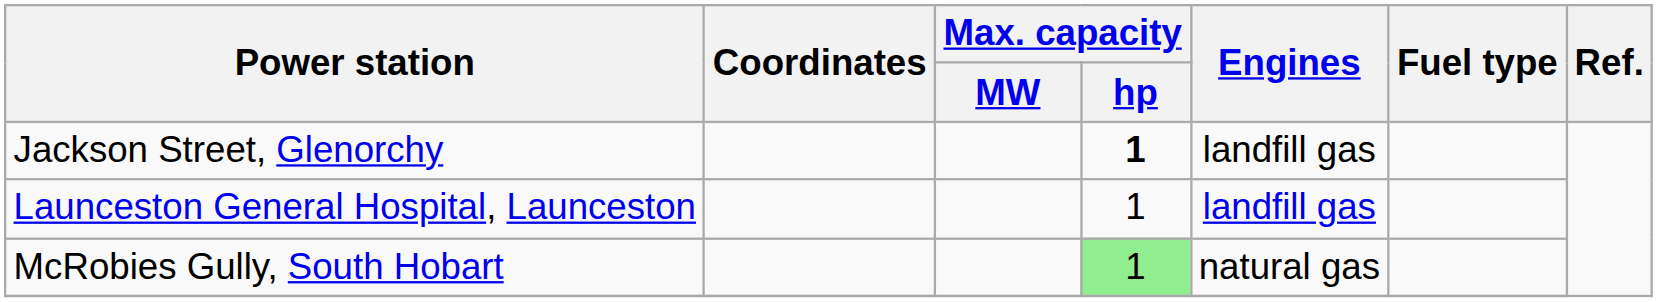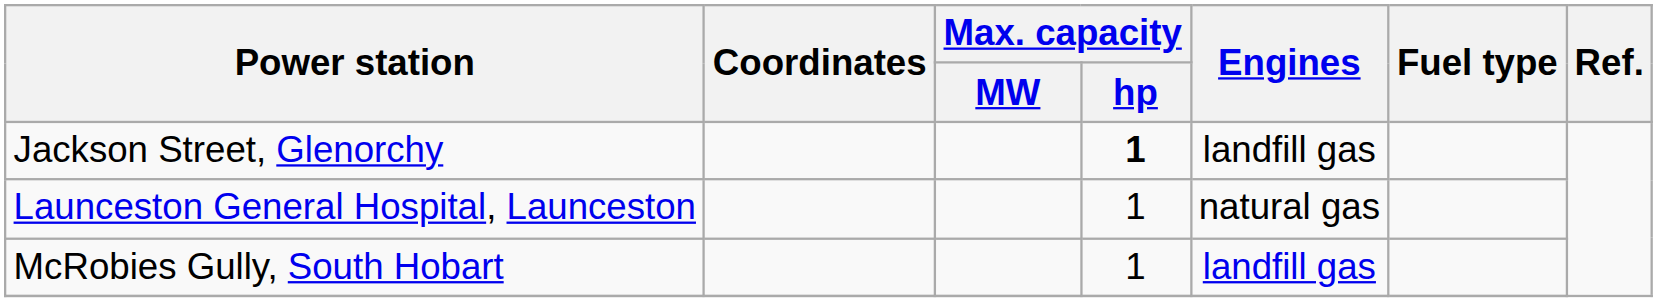(1289, 207) landfill gas -> (1289, 207) natural gas
(1135, 265) lightgreen background -> (1135, 265) no background
(1289, 265) natural gas -> (1289, 265) landfill gas
